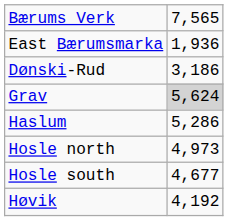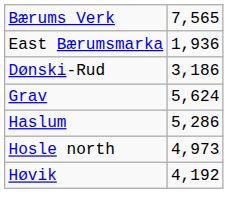(195, 97) lightgrey background -> (195, 97) no background
- row: (62, 176)
